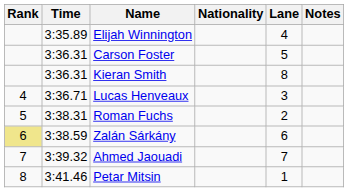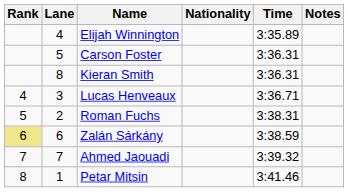columns swapped: (284, 14) <-> (66, 14)
